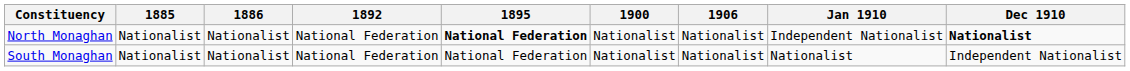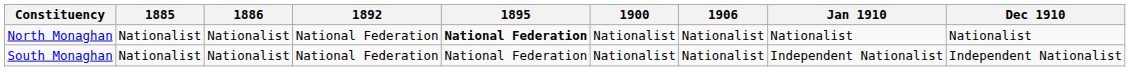(857, 35) Independent Nationalist -> (812, 35) Nationalist
(990, 35) bold -> (990, 35) normal
(812, 55) Nationalist -> (857, 55) Independent Nationalist
